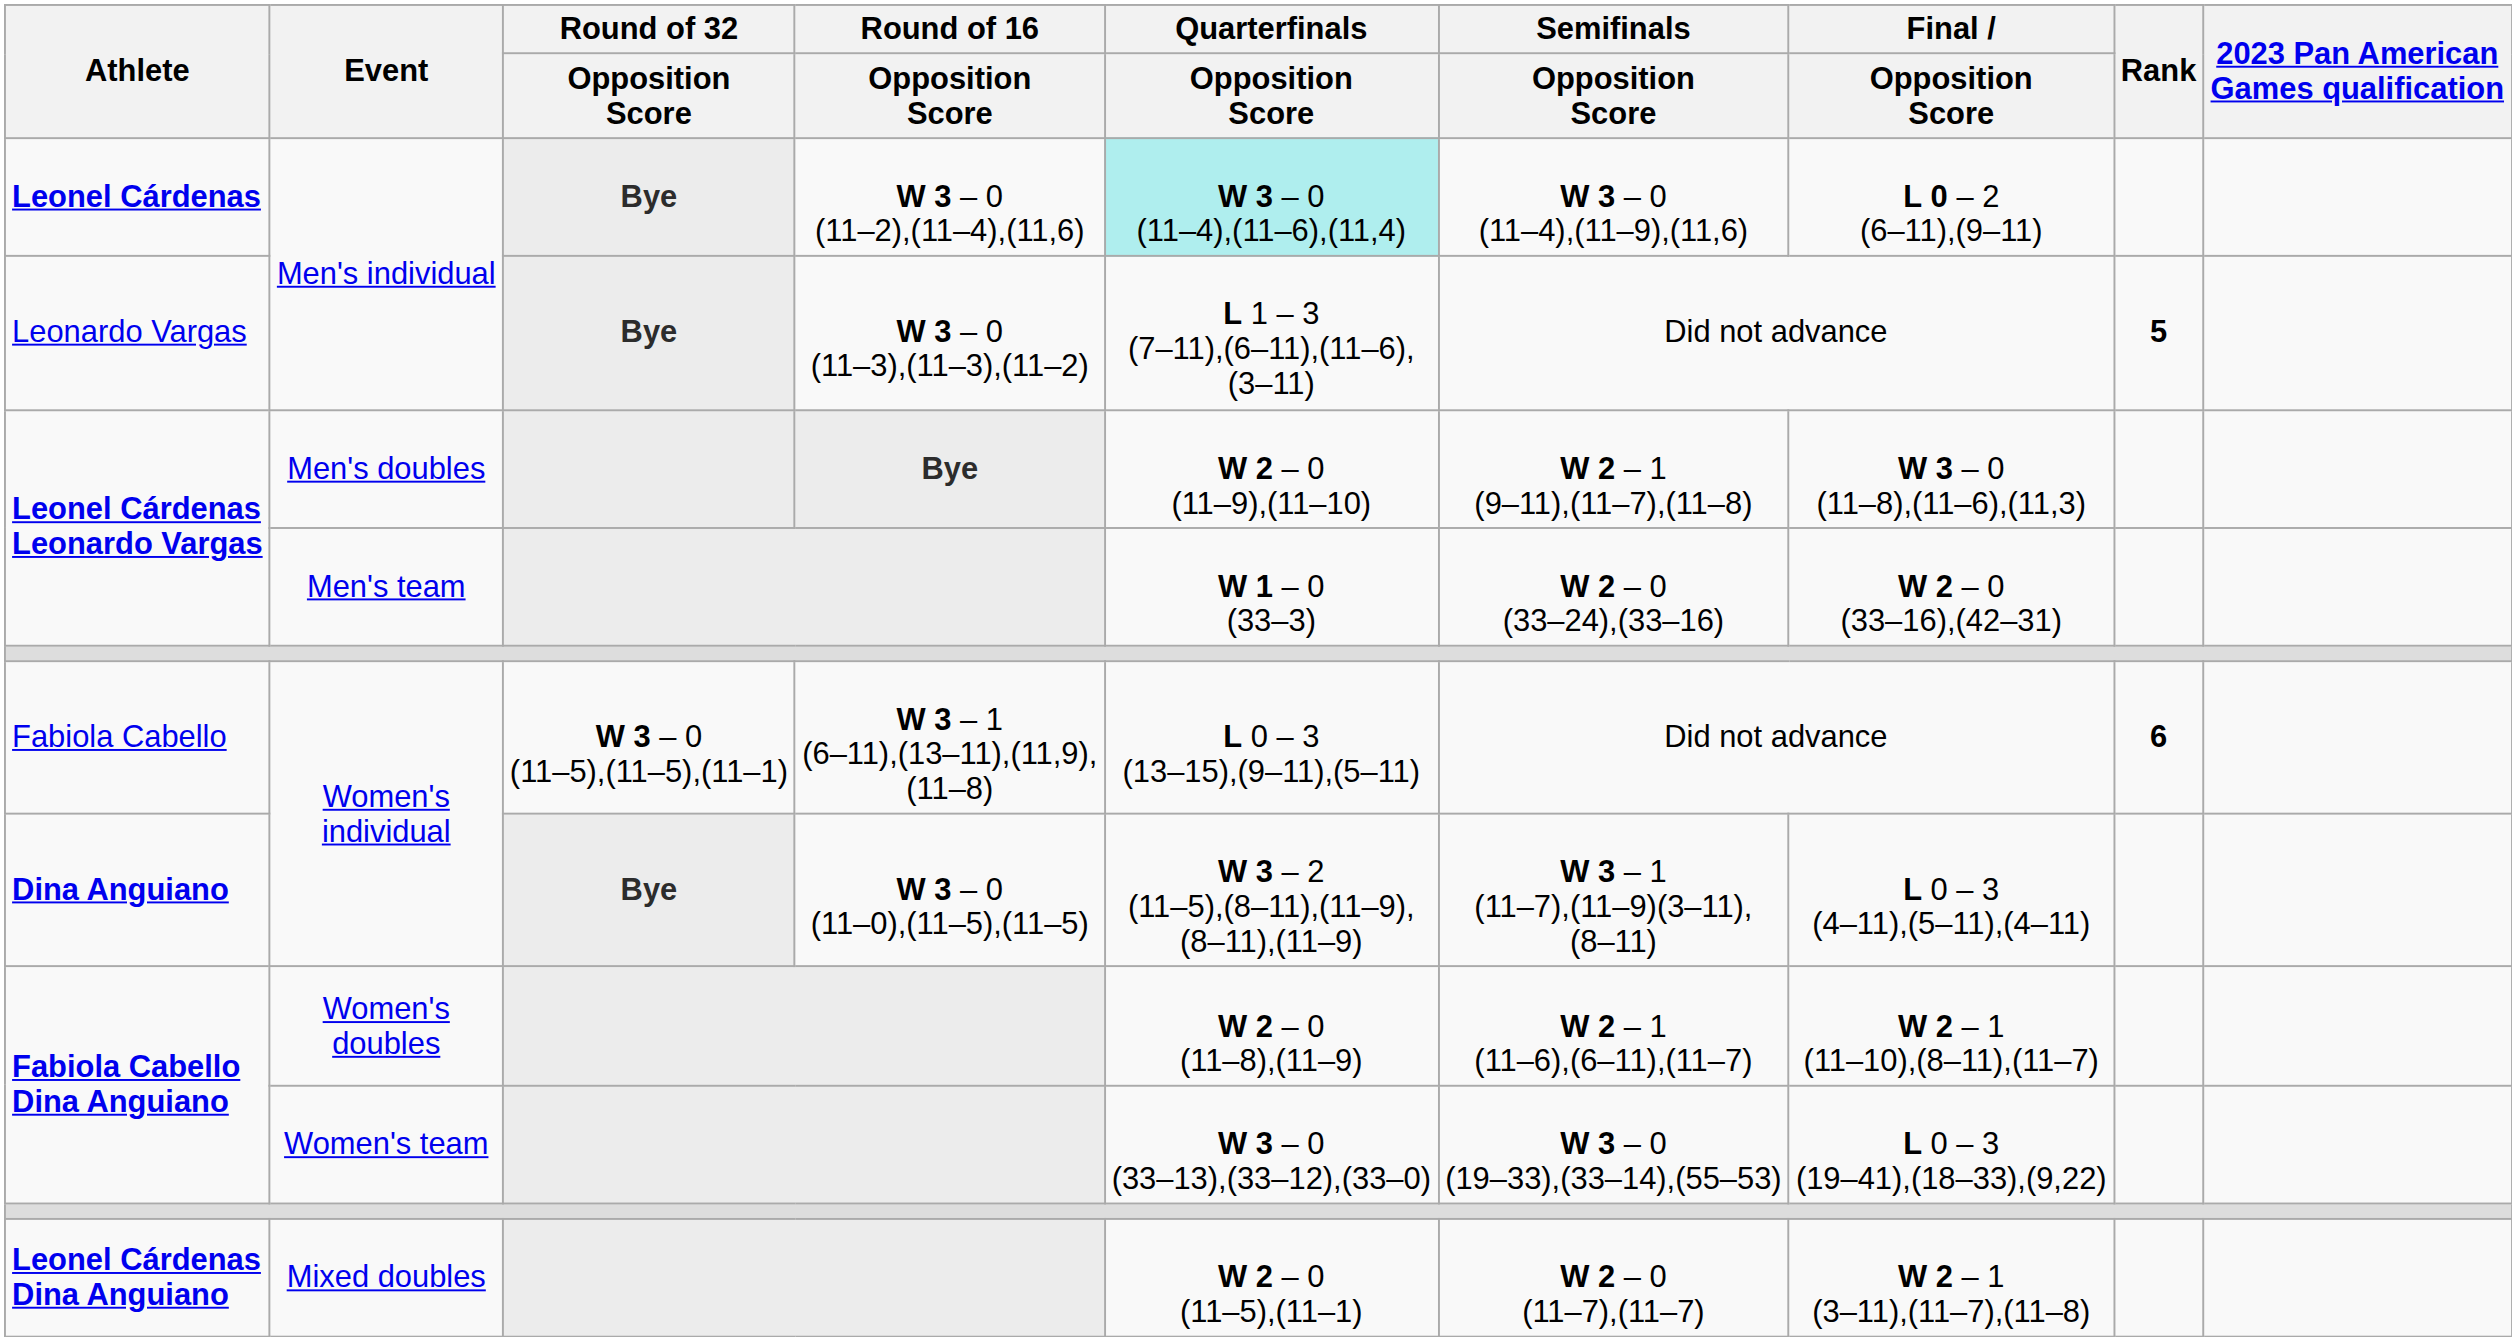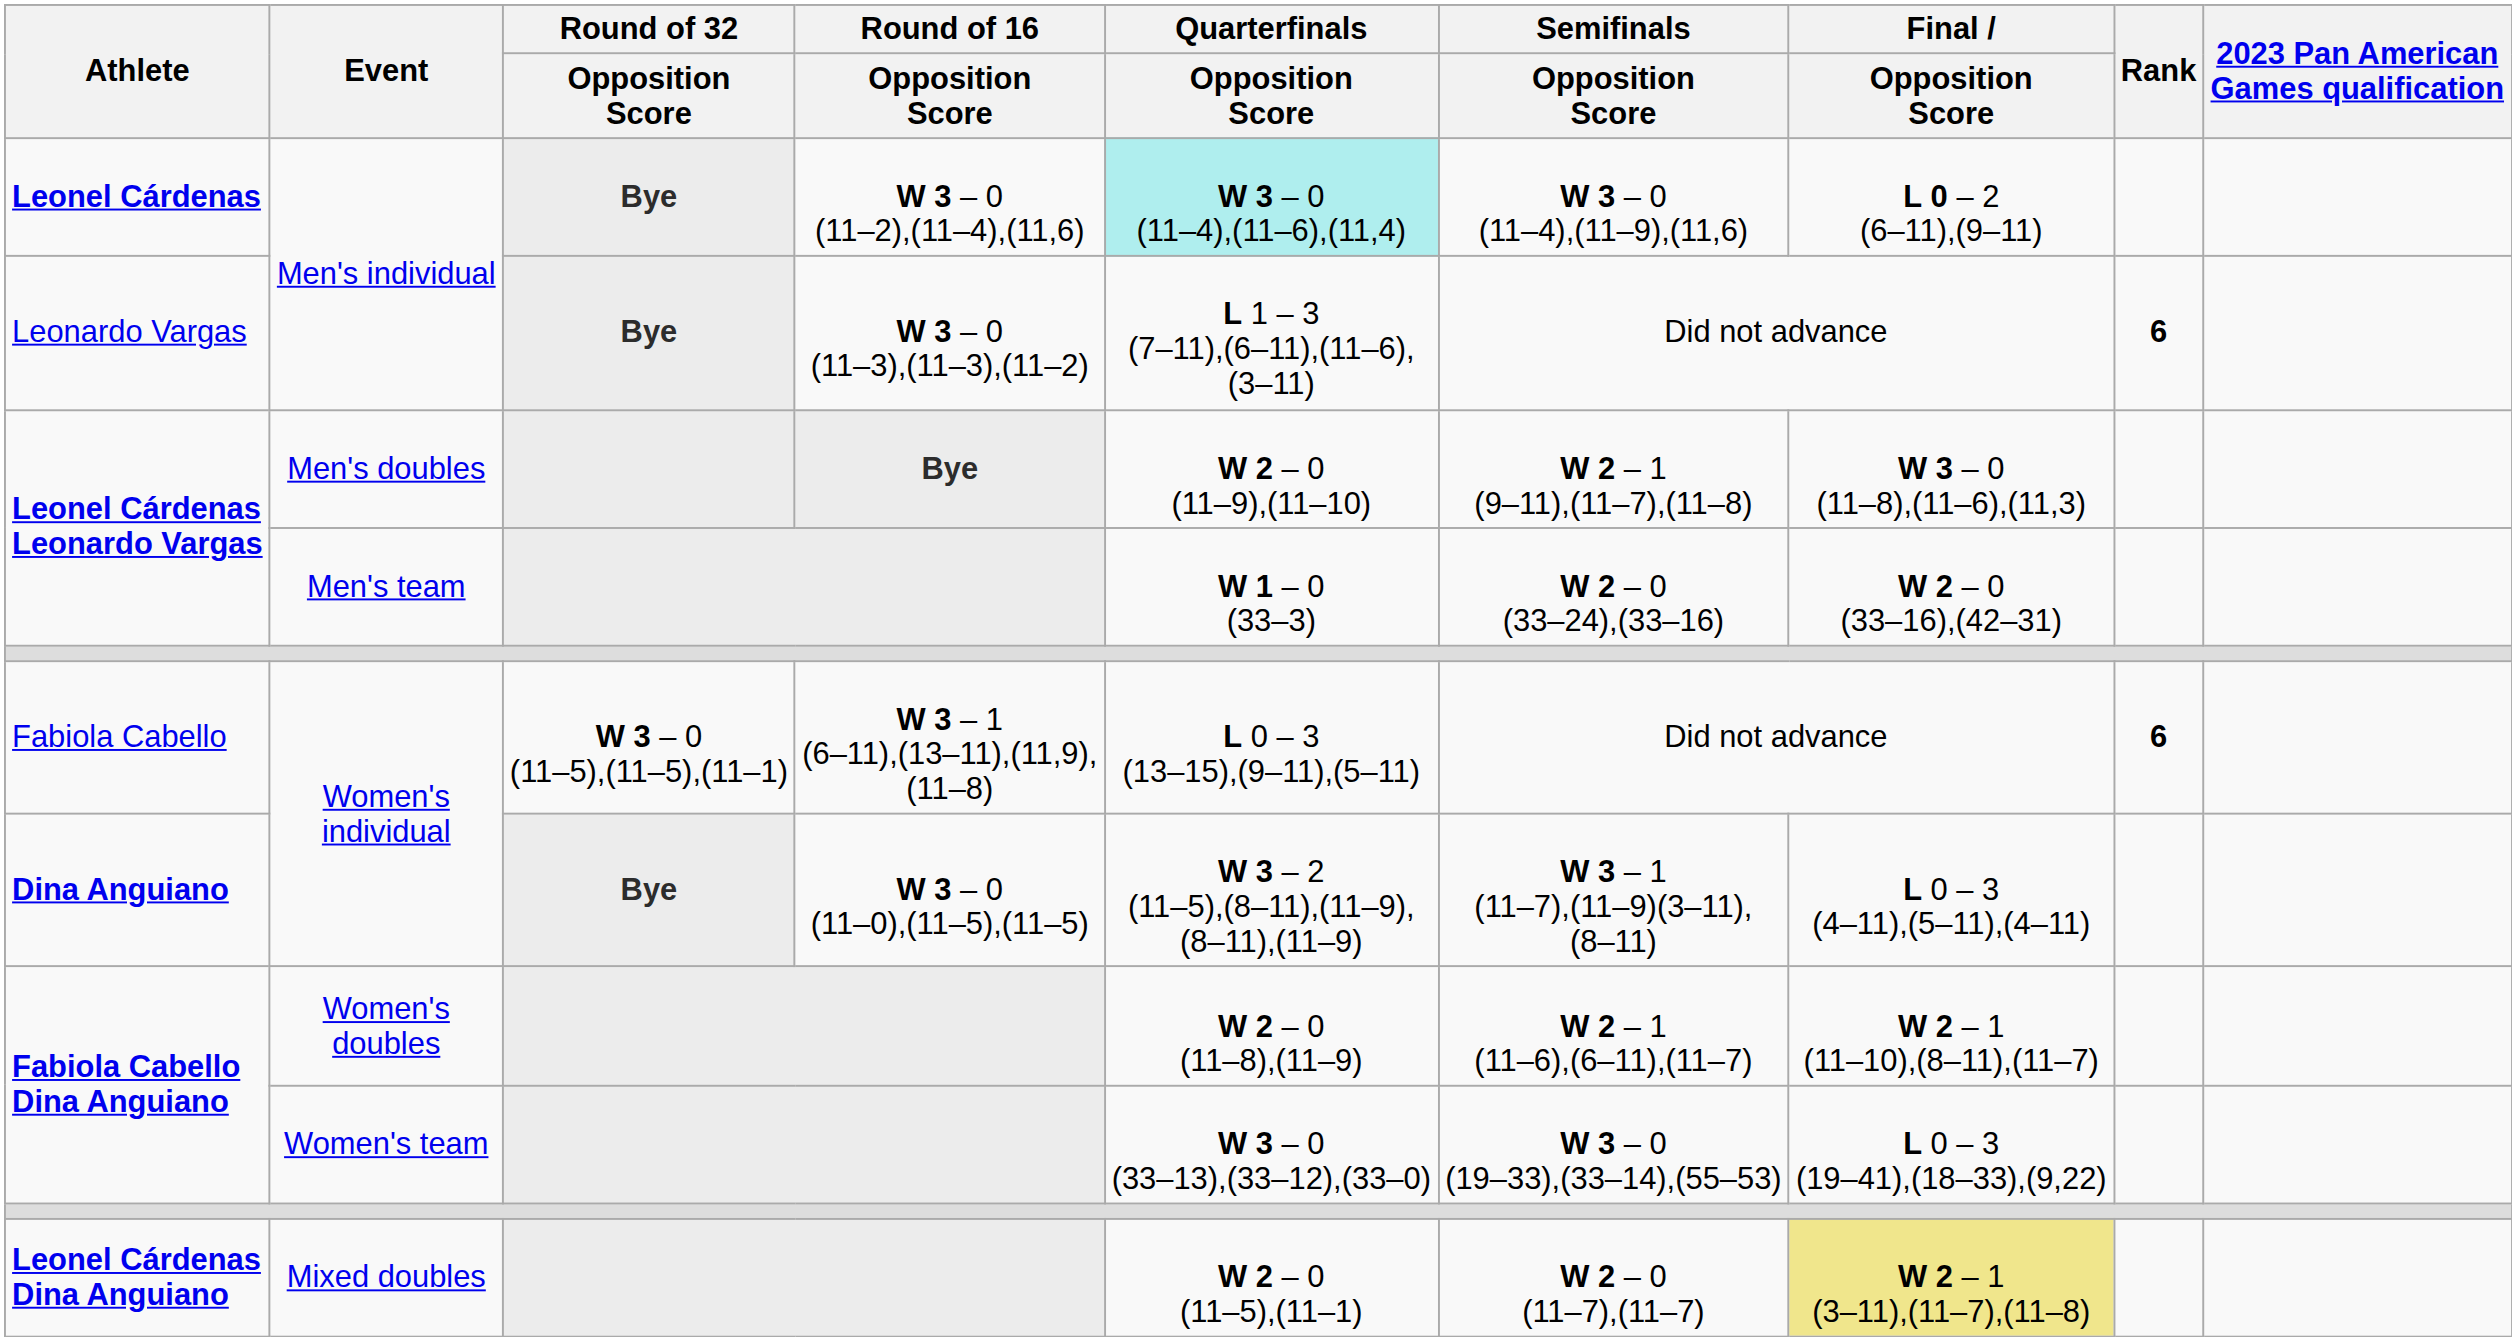(2159, 332) 5 -> (2159, 332) 6
(1951, 1294) no background -> (1951, 1294) khaki background
